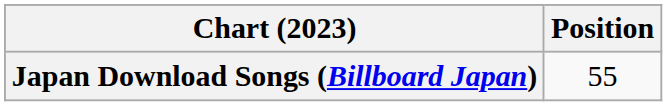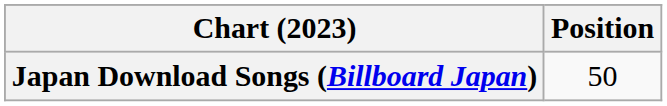(603, 75) 55 -> (603, 75) 50
